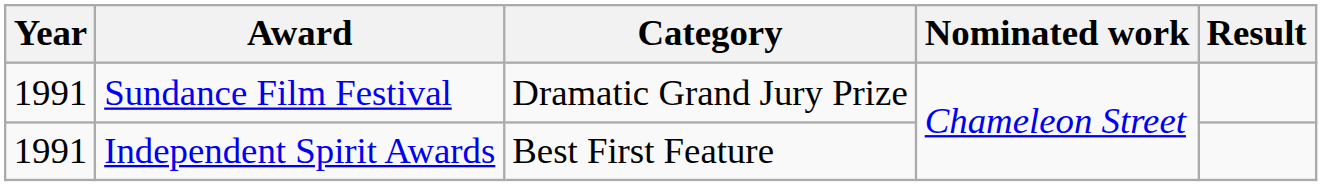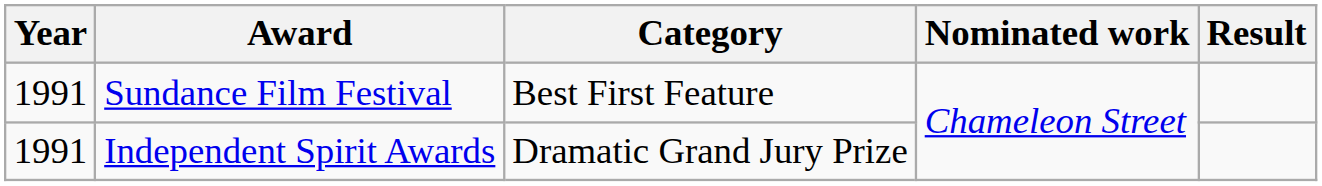(710, 92) Dramatic Grand Jury Prize -> (643, 92) Best First Feature
(643, 150) Best First Feature -> (710, 150) Dramatic Grand Jury Prize
